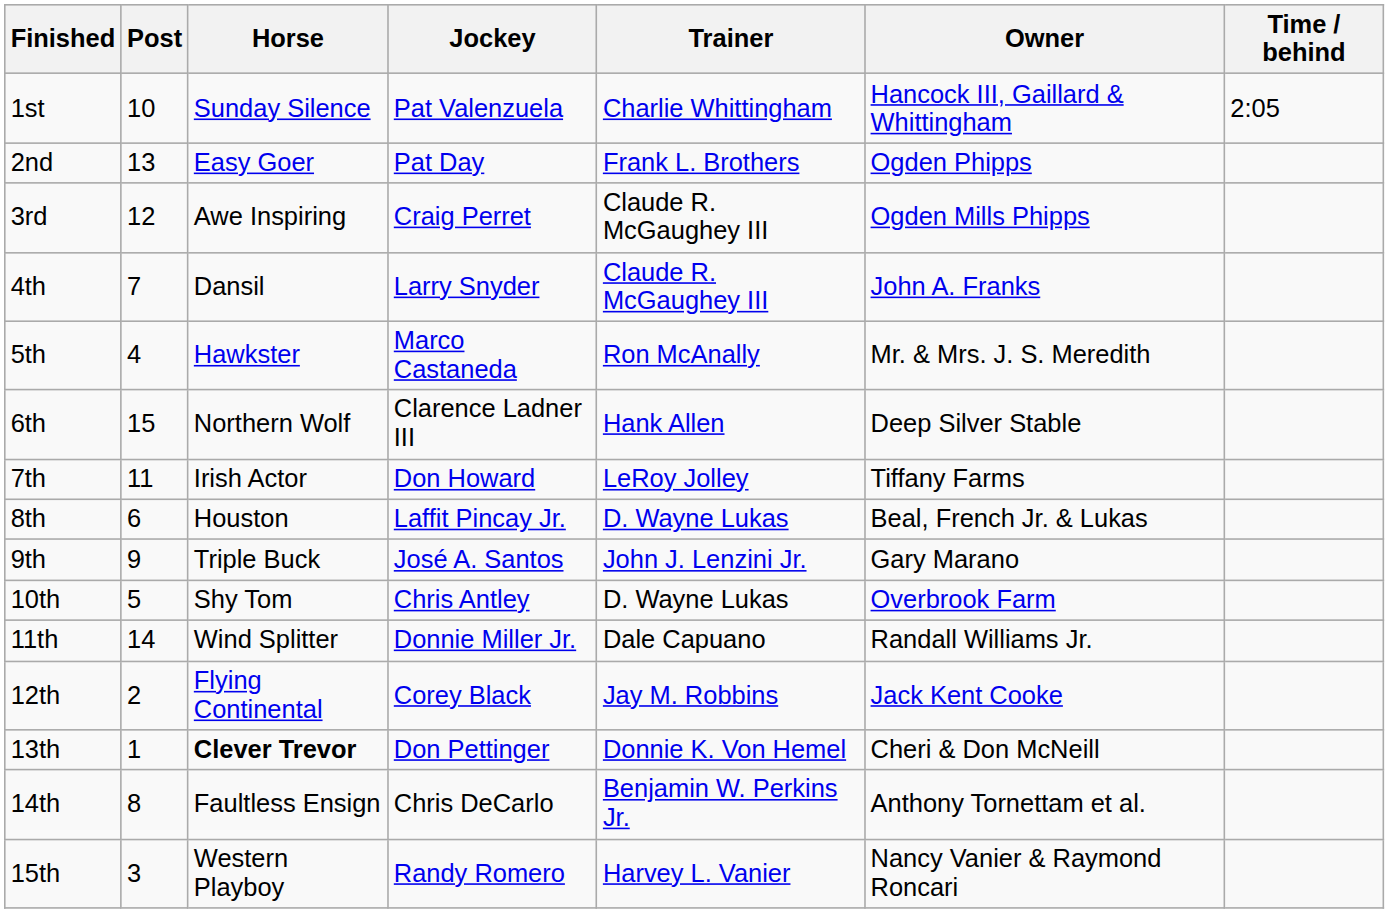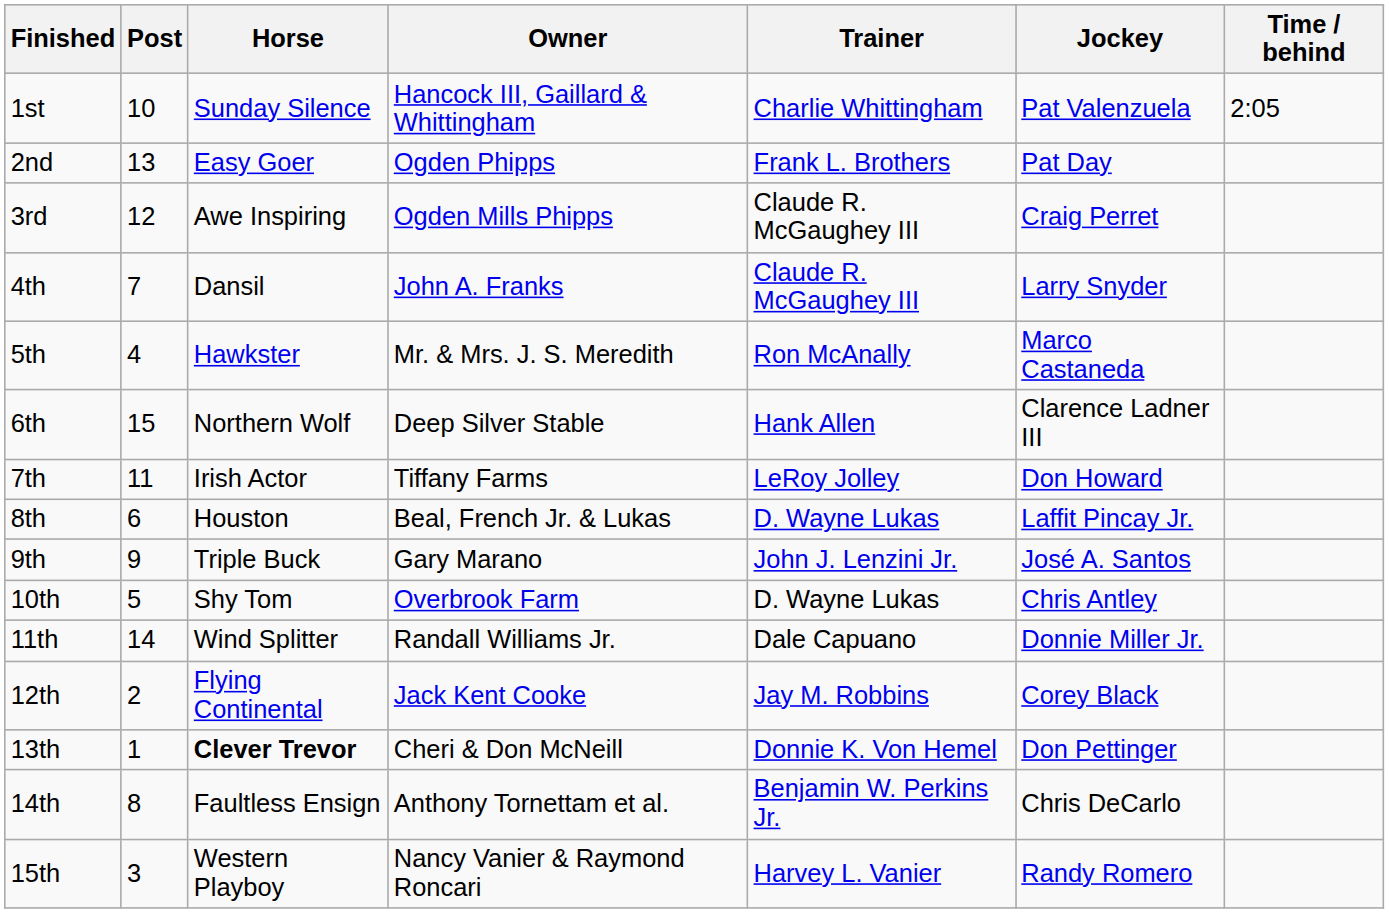columns swapped: (492, 38) <-> (1045, 38)
